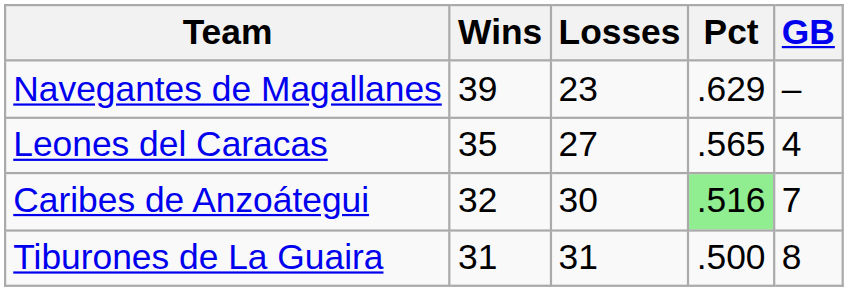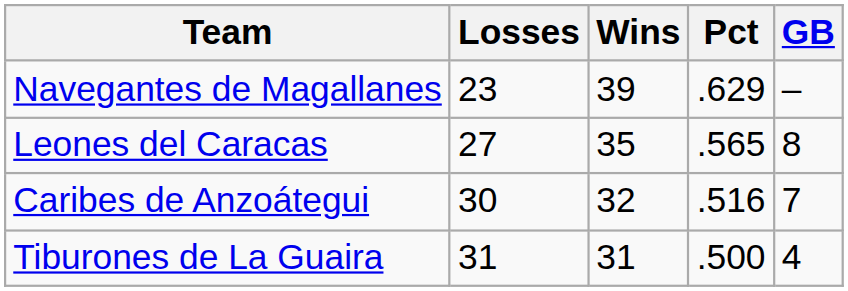columns swapped: (500, 32) <-> (619, 32)
(792, 144) 4 -> (792, 144) 8
(731, 200) lightgreen background -> (731, 200) no background
(792, 256) 8 -> (792, 256) 4
